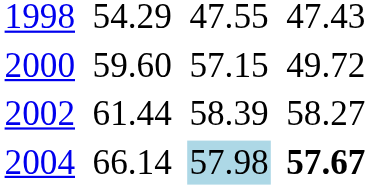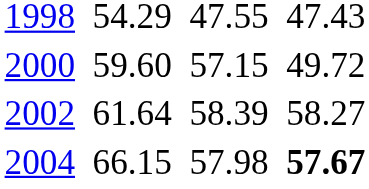(132, 113) 61.44 -> (132, 113) 61.64
(132, 162) 66.14 -> (132, 162) 66.15
(229, 162) lightblue background -> (229, 162) no background
